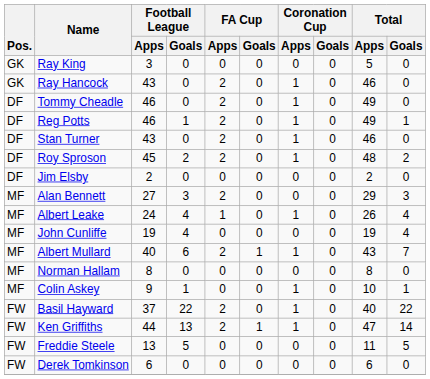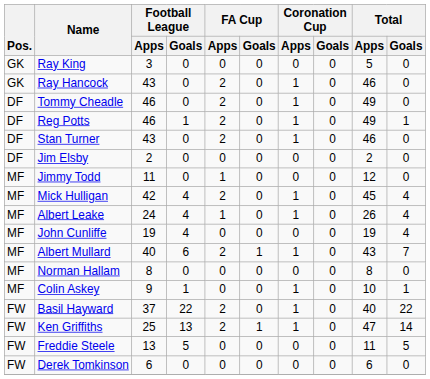- row: (72, 158)
+ row: (69, 177)
+ row: (73, 196)
- row: (71, 196)
(149, 327) 44 -> (149, 327) 25
